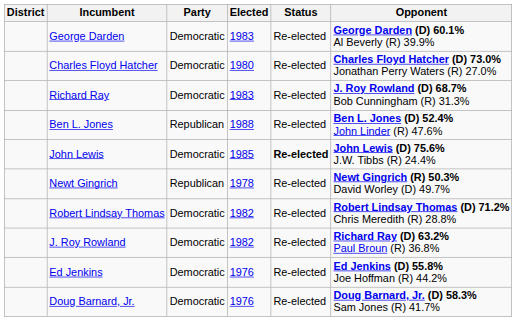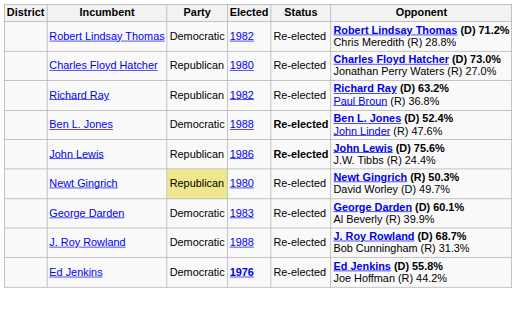rows swapped: (107, 213) <-> (87, 36)
(197, 65) Democratic -> (197, 65) Republican
(197, 95) Democratic -> (197, 95) Republican
(242, 95) 1983 -> (242, 95) 1982
(402, 95) J. Roy Rowland (D) 68.7% Bob Cunningham (R) 31.3% -> (391, 95) Richard Ray (D) 63.2% Paul Broun (R) 36.8%
(197, 124) Republican -> (197, 124) Democratic
(300, 124) normal -> (301, 124) bold
(197, 154) Democratic -> (197, 154) Republican
(242, 154) 1985 -> (242, 154) 1986
(197, 183) no background -> (197, 183) khaki background
(242, 183) 1978 -> (242, 183) 1980
(242, 242) 1982 -> (242, 242) 1988
(391, 242) Richard Ray (D) 63.2% Paul Broun (R) 36.8% -> (402, 242) J. Roy Rowland (D) 68.7% Bob Cunningham (R) 31.3%
(242, 272) normal -> (242, 272) bold
- row: (92, 301)
